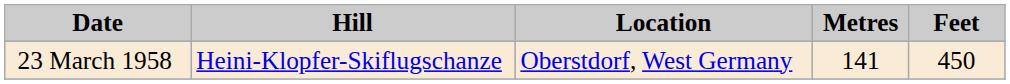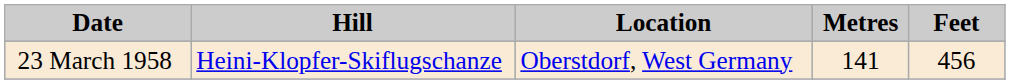(956, 59) 450 -> (956, 59) 456
